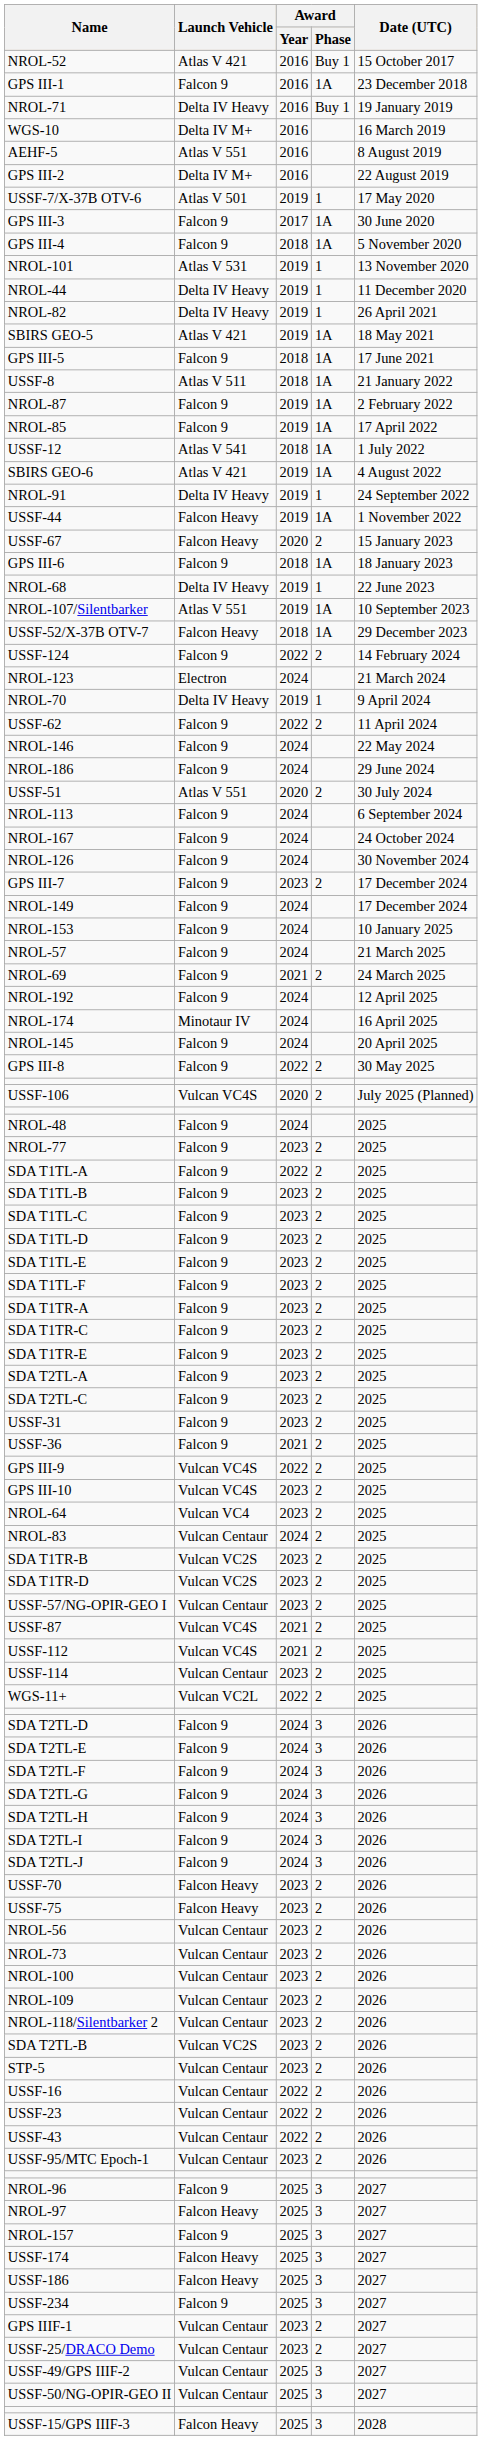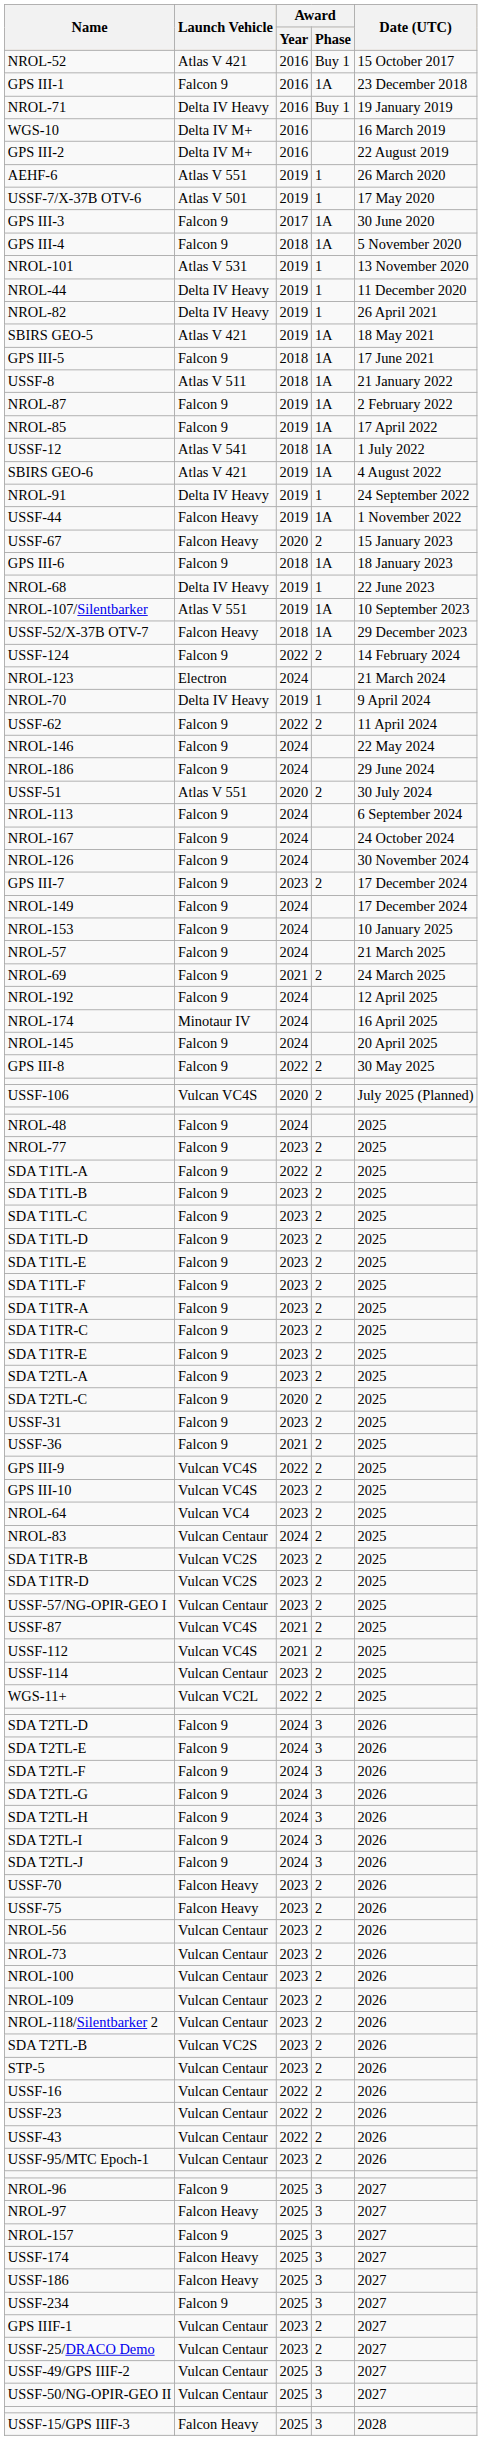- row: (33, 152)
+ row: (33, 175)
(294, 1399) 2023 -> (294, 1399) 2020
